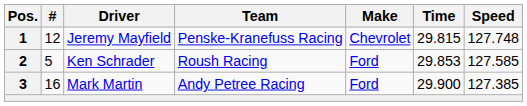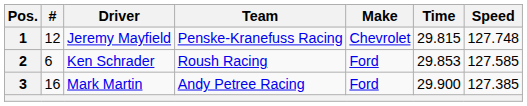(49, 61) 5 -> (49, 61) 6
